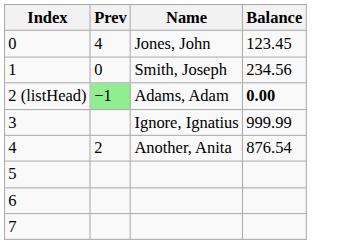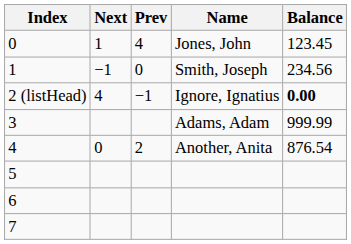+ column: (111, 17)
(103, 95) lightgreen background -> (143, 95) no background
(182, 95) Adams, Adam -> (227, 95) Ignore, Ignatius
(187, 122) Ignore, Ignatius -> (222, 122) Adams, Adam
